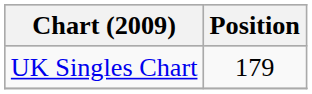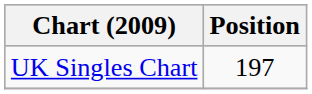(255, 66) 179 -> (255, 66) 197
